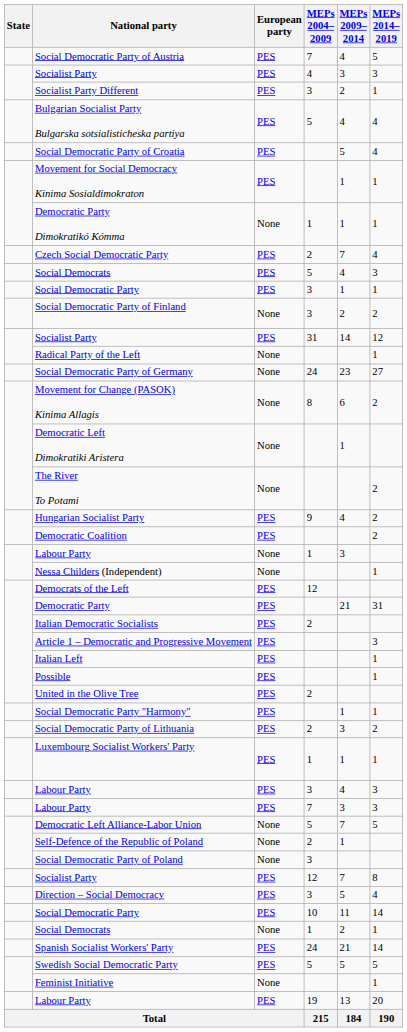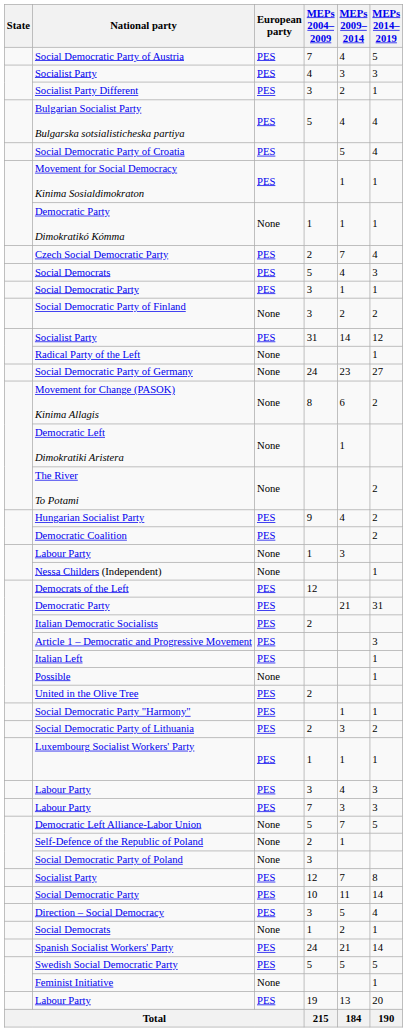(266, 676) PES -> (269, 676) None
rows swapped: (87, 912) <-> (100, 895)
